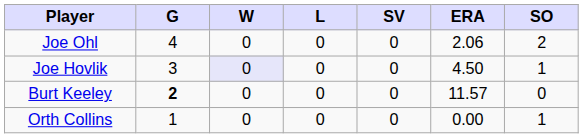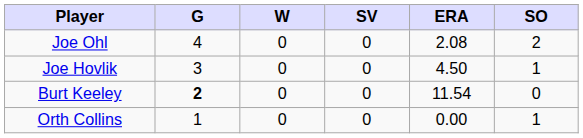- column: (320, 17)
(468, 42) 2.06 -> (452, 42) 2.08
(246, 68) lavender background -> (282, 68) no background
(468, 94) 11.57 -> (452, 94) 11.54
